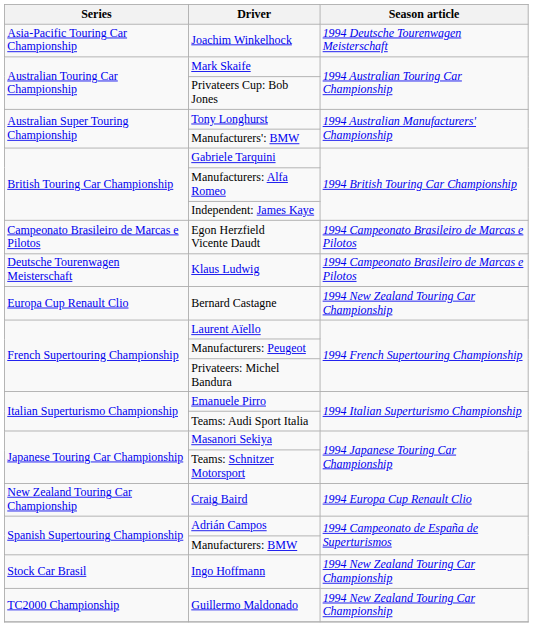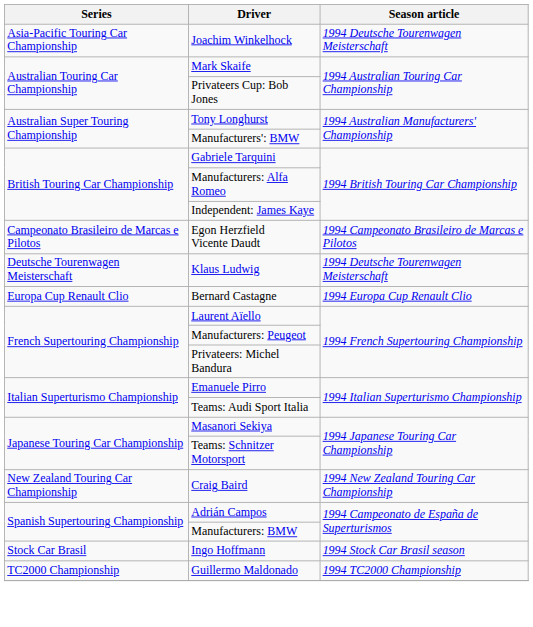(423, 270) 1994 Campeonato Brasileiro de Marcas e Pilotos -> (392, 270) 1994 Deutsche Tourenwagen Meisterschaft
(399, 303) 1994 New Zealand Touring Car Championship -> (397, 296) 1994 Europa Cup Renault Clio
(397, 499) 1994 Europa Cup Renault Clio -> (399, 485) 1994 New Zealand Touring Car Championship
(399, 571) 1994 New Zealand Touring Car Championship -> (394, 551) 1994 Stock Car Brasil season
(399, 604) 1994 New Zealand Touring Car Championship -> (392, 570) 1994 TC2000 Championship
